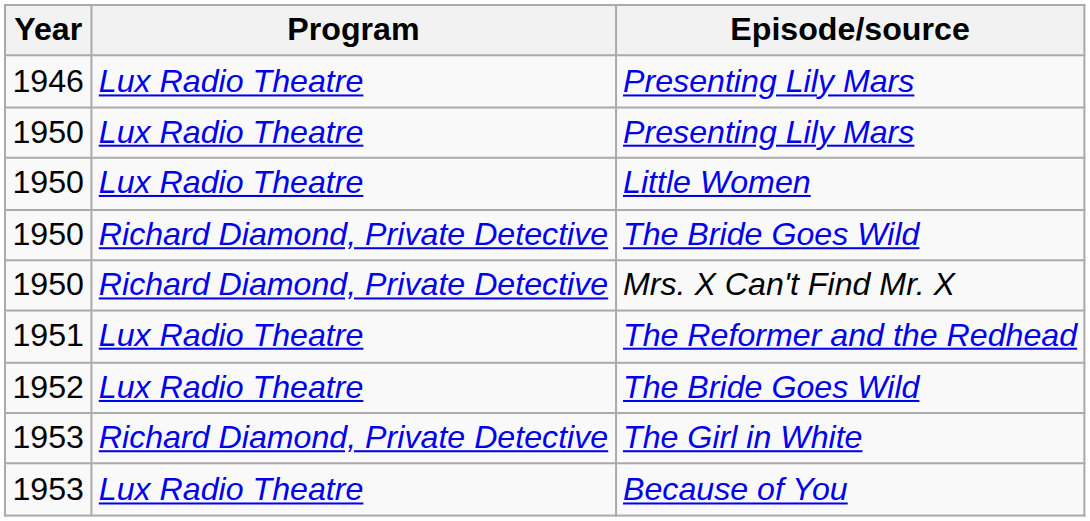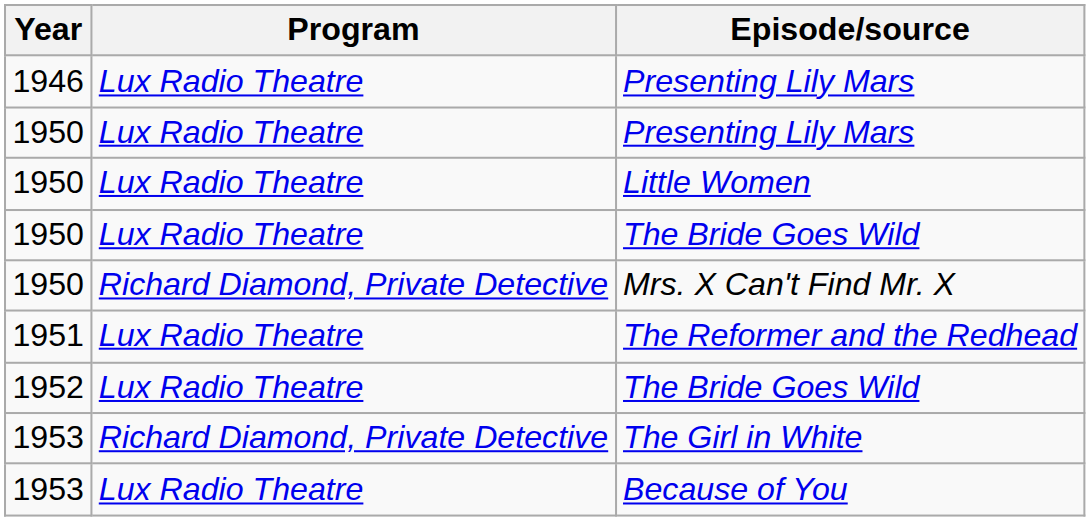(353, 234) Richard Diamond, Private Detective -> (231, 234) Lux Radio Theatre
